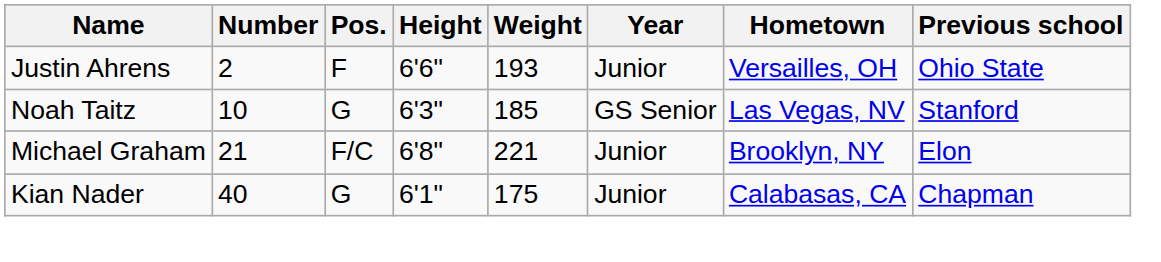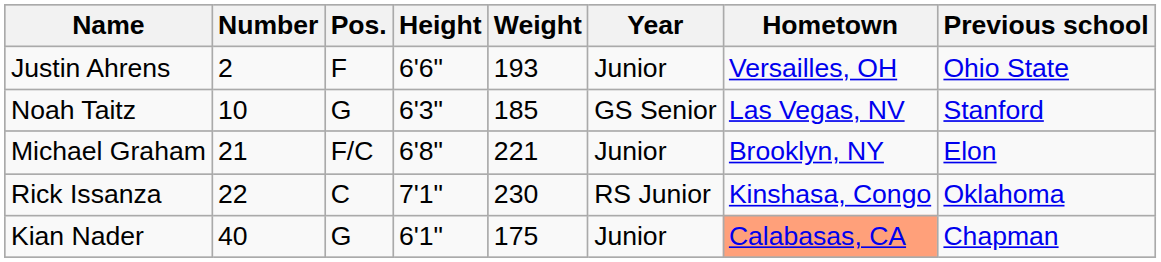+ row: (86, 194)
(817, 194) no background -> (817, 236) lightsalmon background
